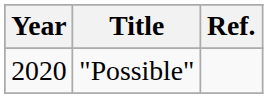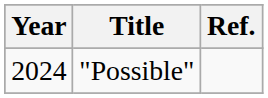(39, 70) 2020 -> (39, 70) 2024
